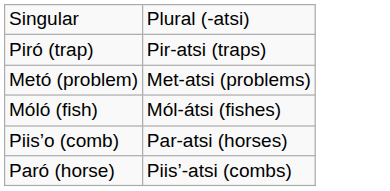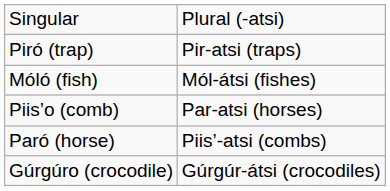- row: (74, 79)
+ row: (91, 170)
